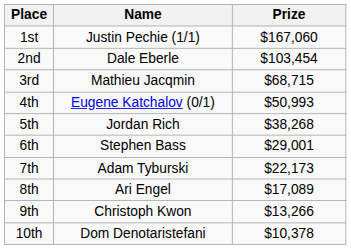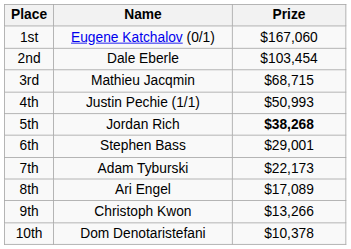(143, 37) Justin Pechie (1/1) -> (143, 37) Eugene Katchalov (0/1)
(143, 102) Eugene Katchalov (0/1) -> (143, 102) Justin Pechie (1/1)
(289, 124) normal -> (289, 124) bold
